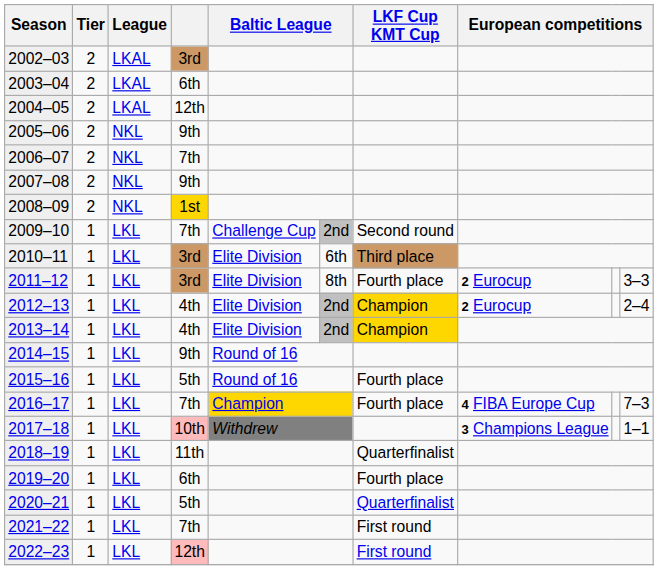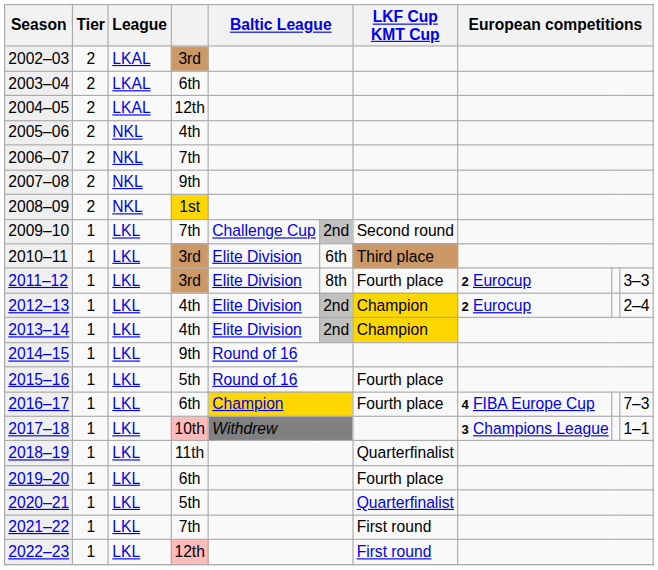(190, 132) 9th -> (190, 132) 4th
(190, 404) 7th -> (190, 404) 6th
